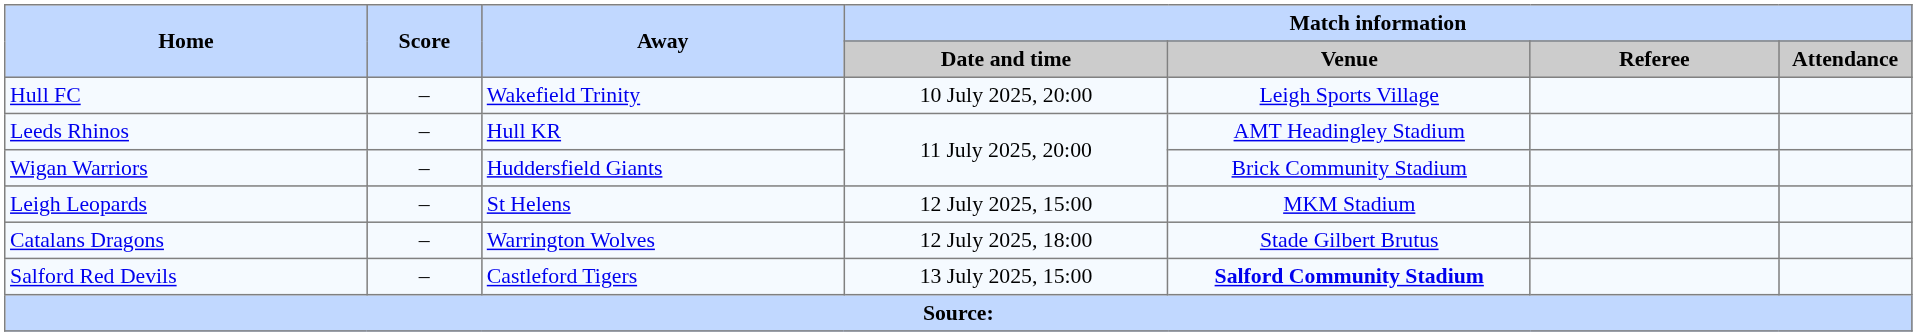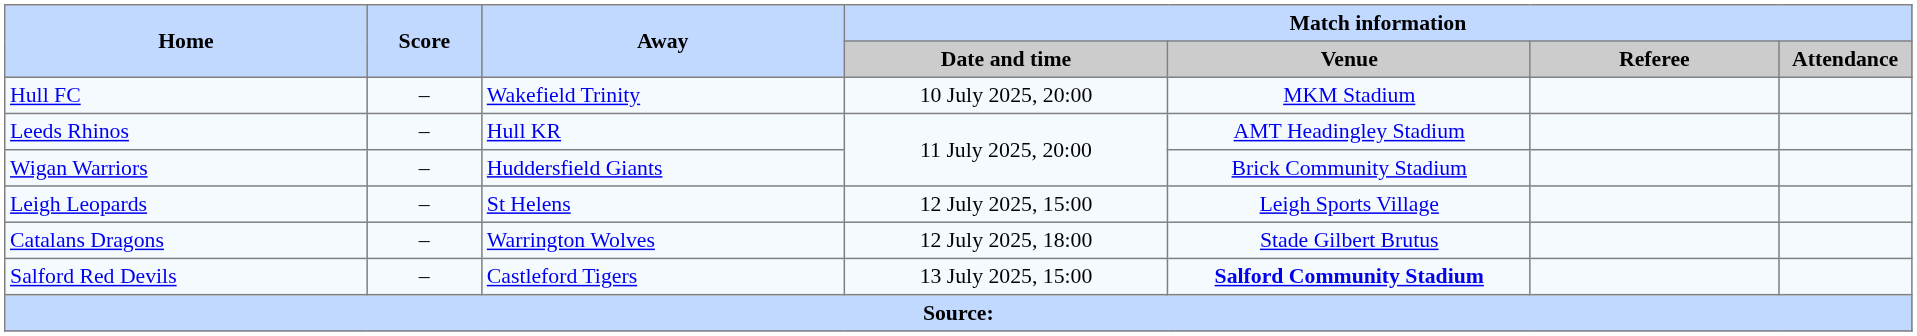(1349, 95) Leigh Sports Village -> (1349, 95) MKM Stadium
(1349, 203) MKM Stadium -> (1349, 203) Leigh Sports Village
